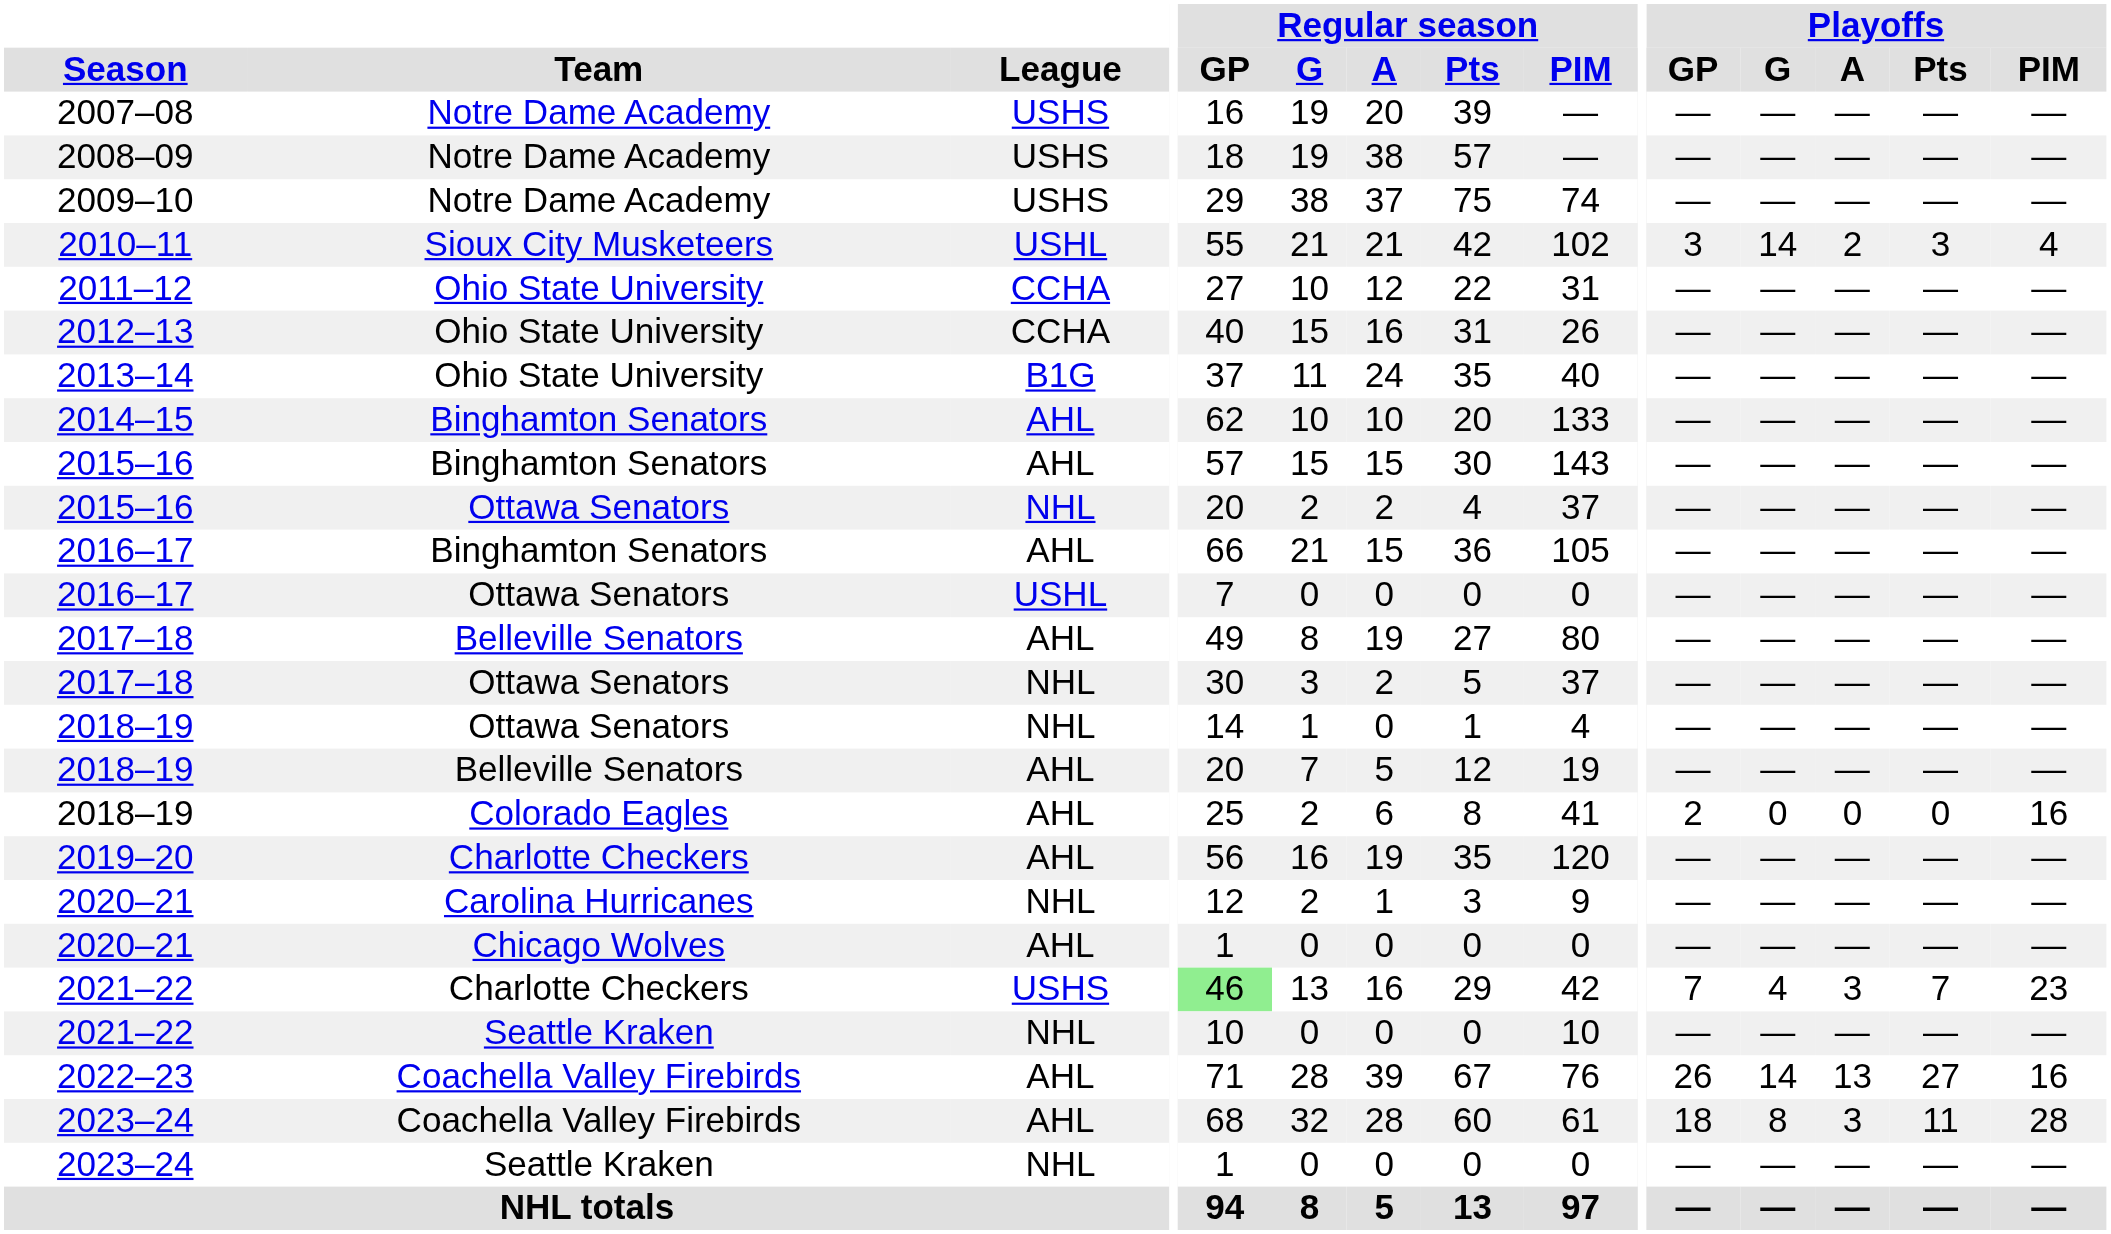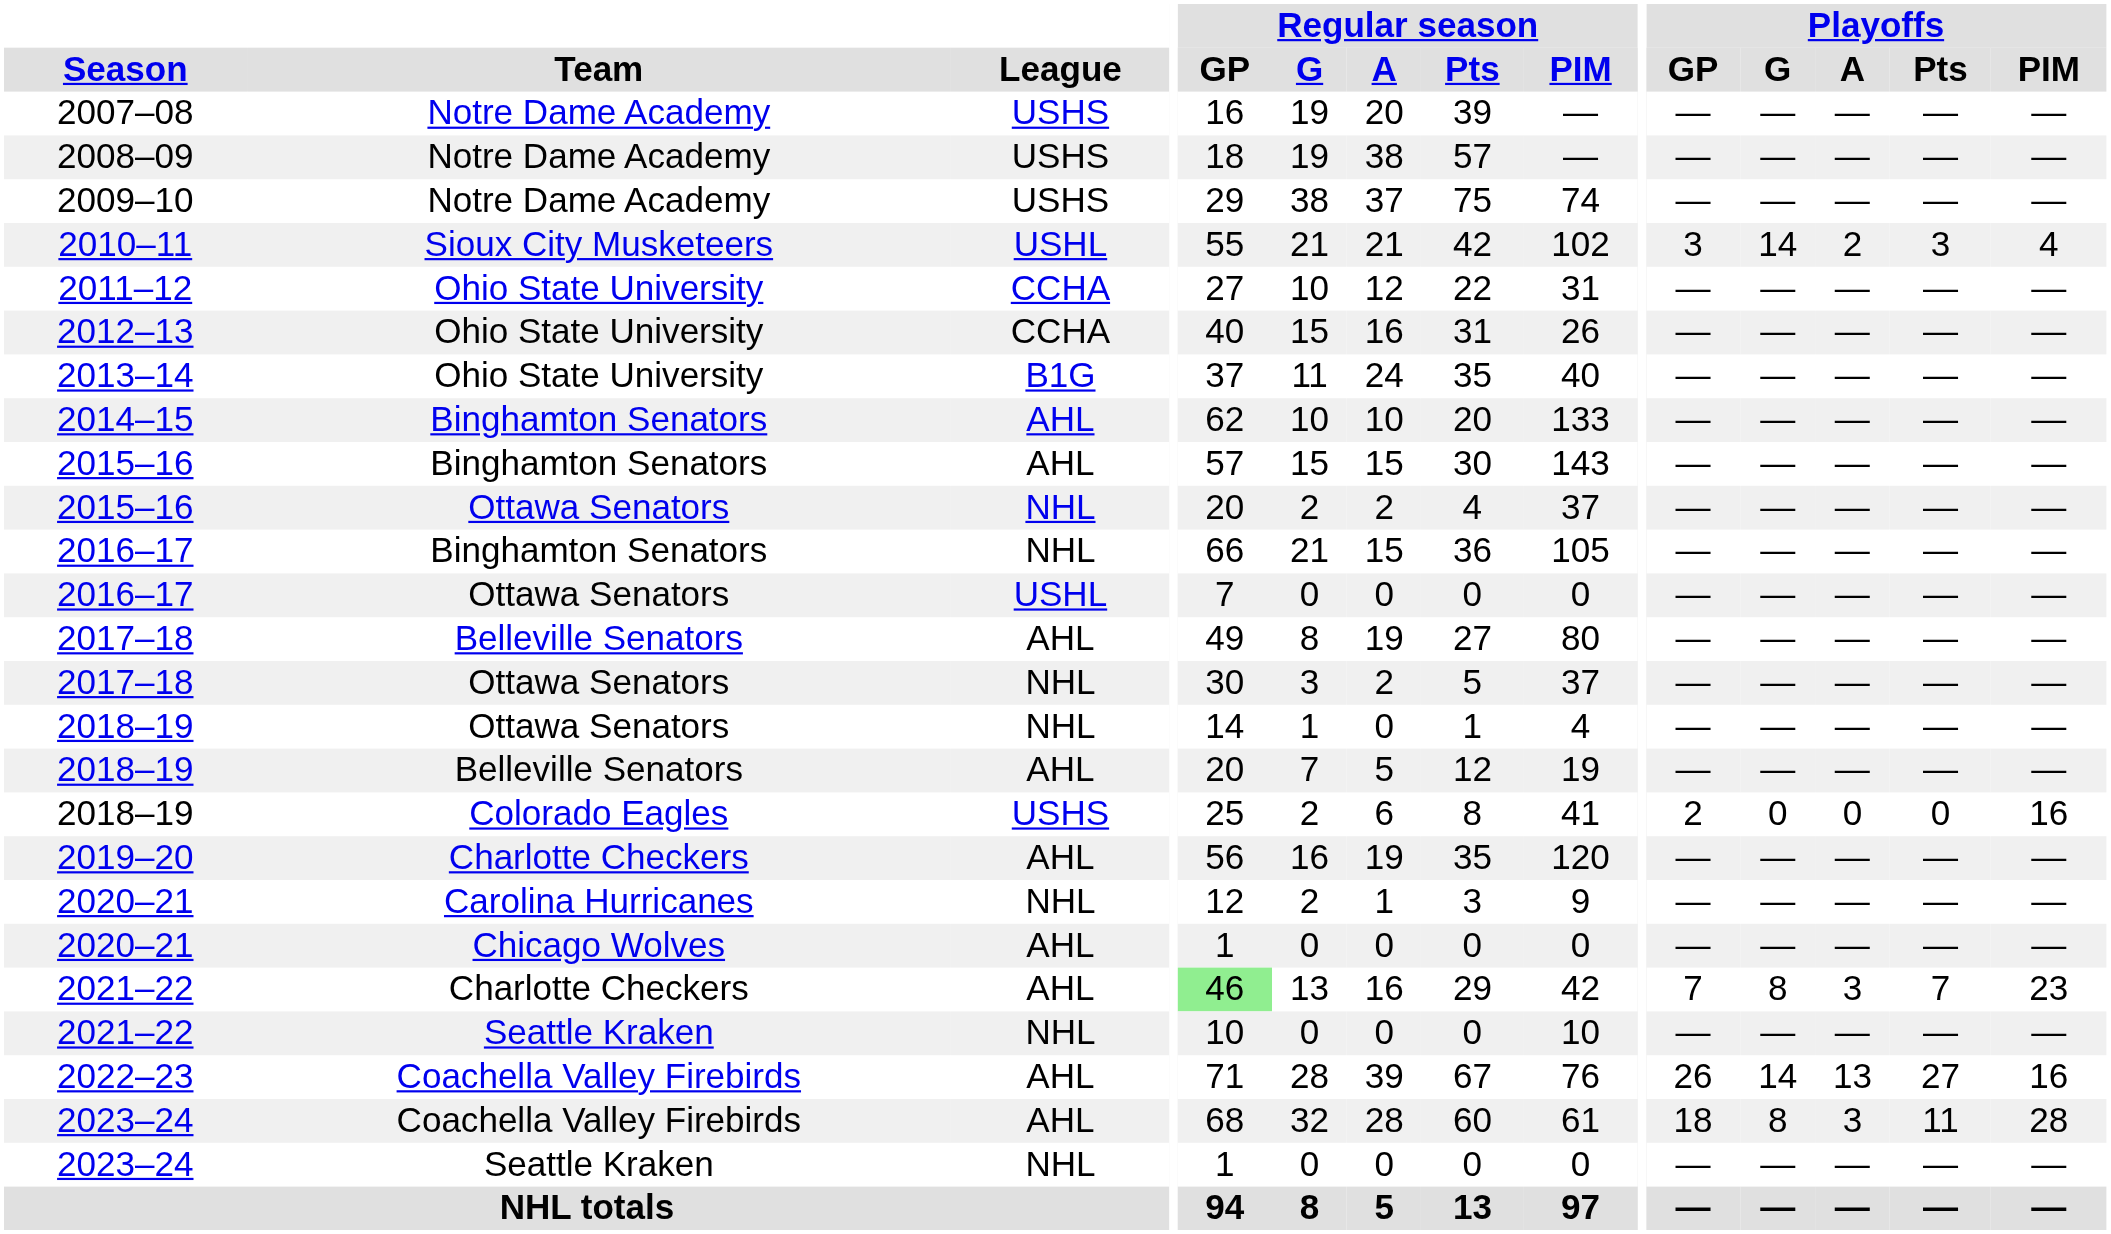(1060, 550) AHL -> (1060, 550) NHL
(1060, 813) AHL -> (1060, 813) USHS
(1060, 988) USHS -> (1060, 988) AHL
(1778, 988) 4 -> (1778, 988) 8
